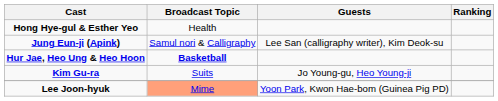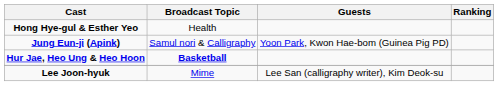(354, 43) Lee San (calligraphy writer), Kim Deok-su -> (354, 43) Yoon Park, Kwon Hae-bom (Guinea Pig PD)
- row: (76, 73)
(202, 89) lightsalmon background -> (202, 73) no background
(354, 89) Yoon Park, Kwon Hae-bom (Guinea Pig PD) -> (354, 73) Lee San (calligraphy writer), Kim Deok-su
